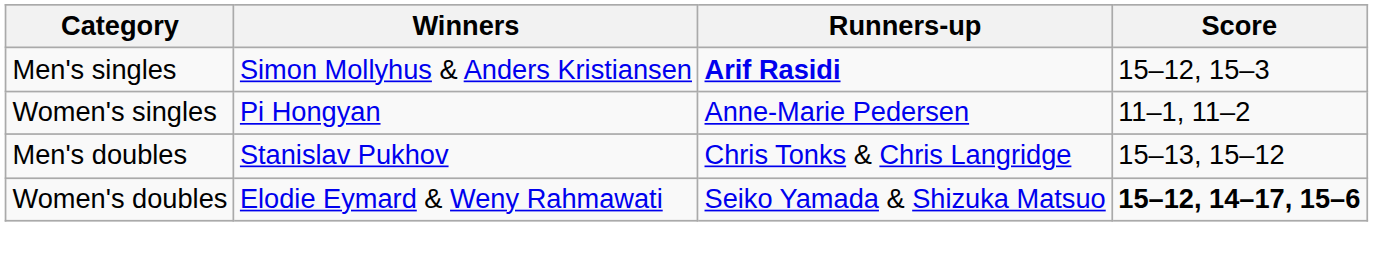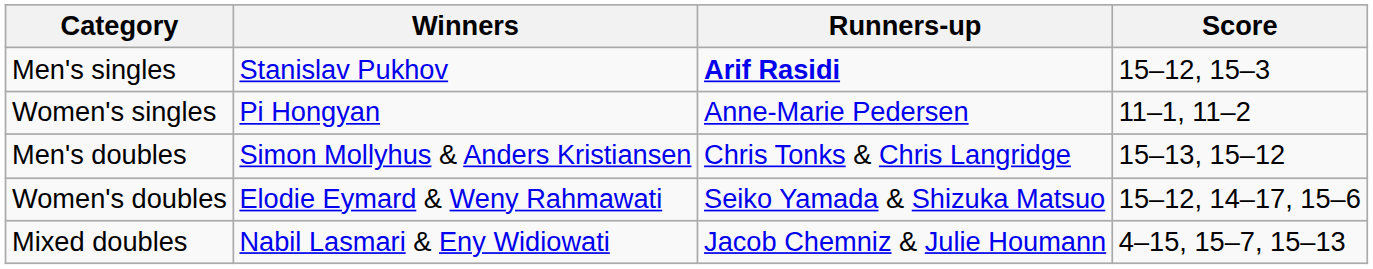(466, 69) Simon Mollyhus & Anders Kristiansen -> (344, 69) Stanislav Pukhov
(344, 155) Stanislav Pukhov -> (465, 155) Simon Mollyhus & Anders Kristiansen
(1239, 198) bold -> (1240, 198) normal
+ row: (100, 241)
